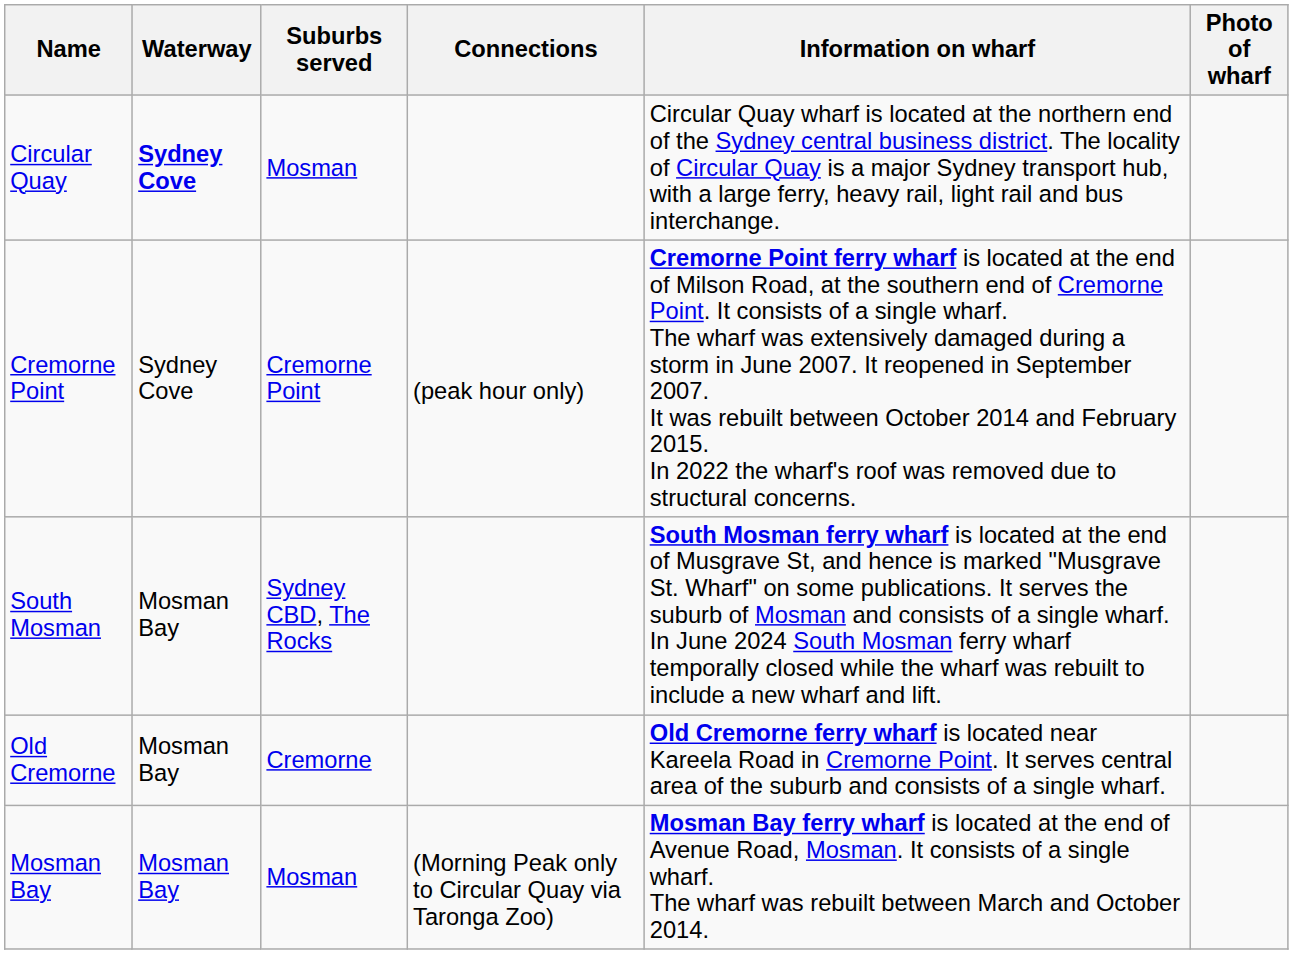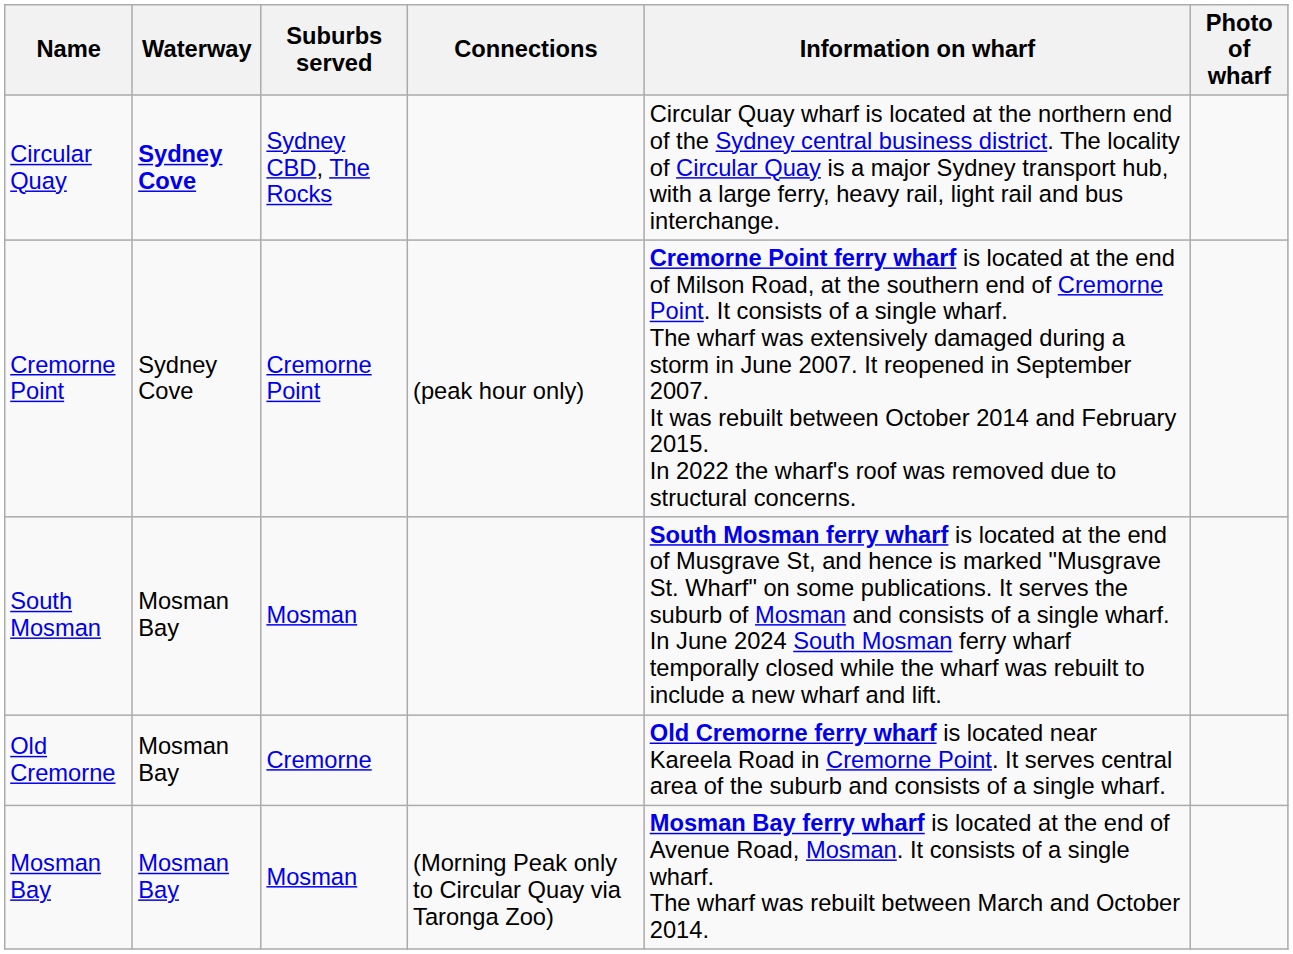(312, 167) Mosman -> (318, 167) Sydney CBD, The Rocks
(318, 615) Sydney CBD, The Rocks -> (312, 615) Mosman
